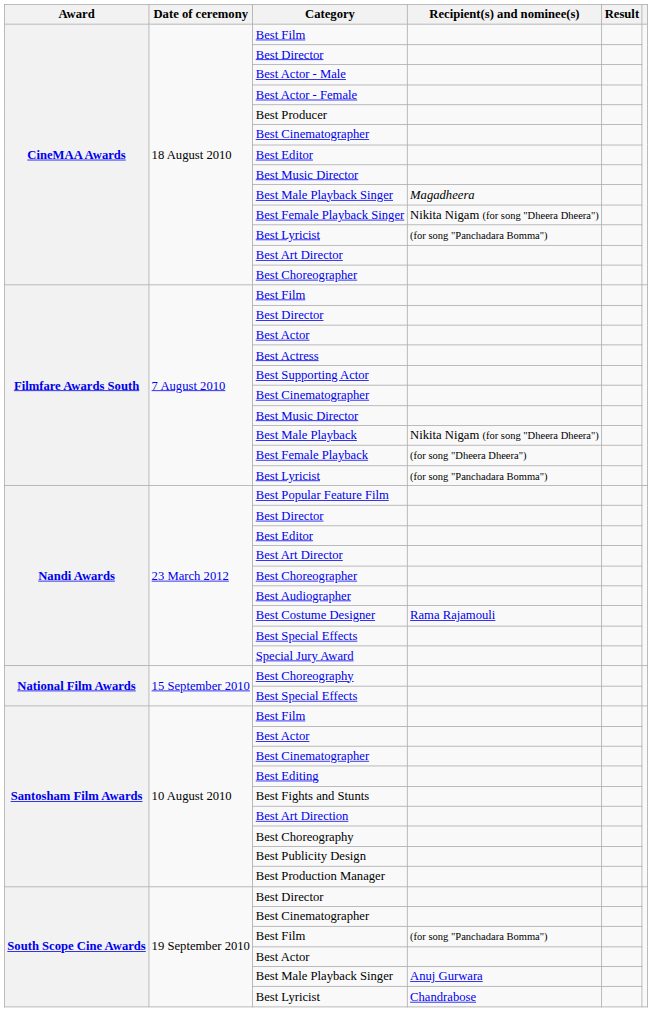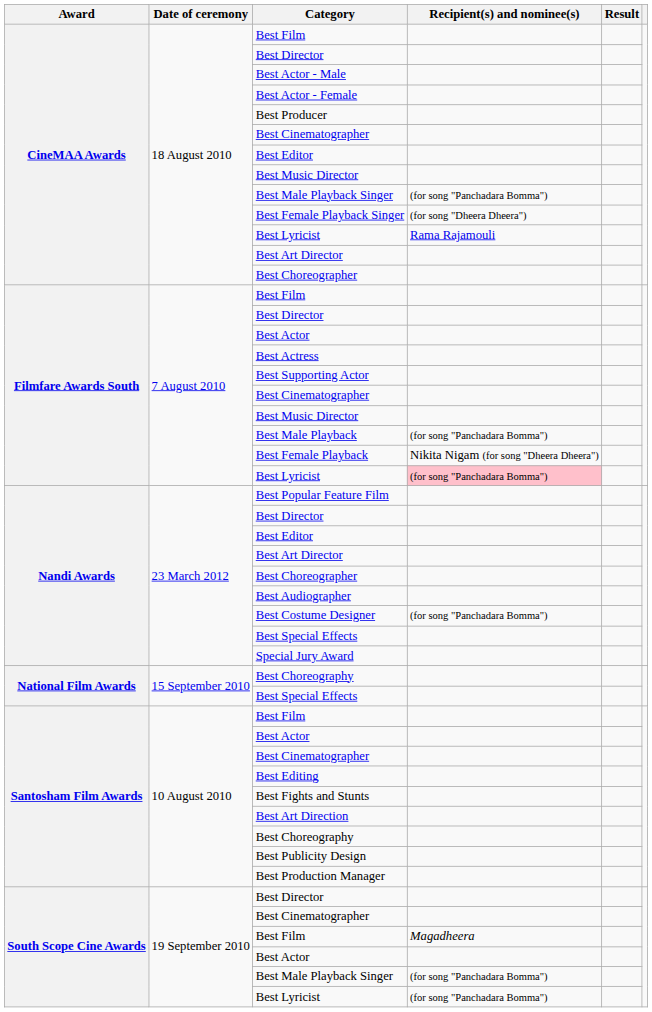(442, 194) Magadheera -> (479, 195) (for song "Panchadara Bomma")
(504, 214) Nikita Nigam (for song "Dheera Dheera") -> (468, 215) (for song "Dheera Dheera")
(479, 235) (for song "Panchadara Bomma") -> (453, 235) Rama Rajamouli
(504, 435) Nikita Nigam (for song "Dheera Dheera") -> (479, 436) (for song "Panchadara Bomma")
(468, 456) (for song "Dheera Dheera") -> (504, 455) Nikita Nigam (for song "Dheera Dheera")
(479, 476) no background -> (479, 476) pink background
(453, 615) Rama Rajamouli -> (479, 616) (for song "Panchadara Bomma")
(479, 937) (for song "Panchadara Bomma") -> (442, 936) Magadheera
(446, 976) Anuj Gurwara -> (479, 977) (for song "Panchadara Bomma")
(443, 996) Chandrabose -> (479, 997) (for song "Panchadara Bomma")
